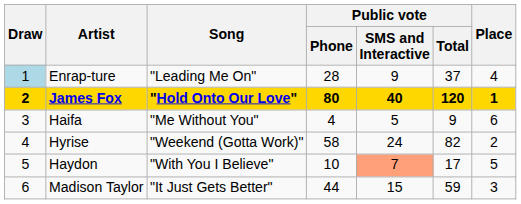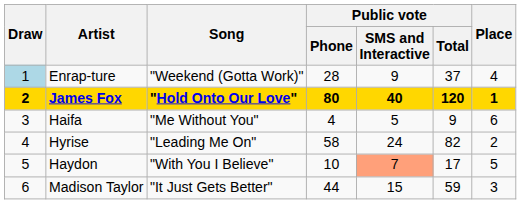(203, 76) "Leading Me On" -> (227, 76) "Weekend (Gotta Work)"
(227, 143) "Weekend (Gotta Work)" -> (203, 143) "Leading Me On"
